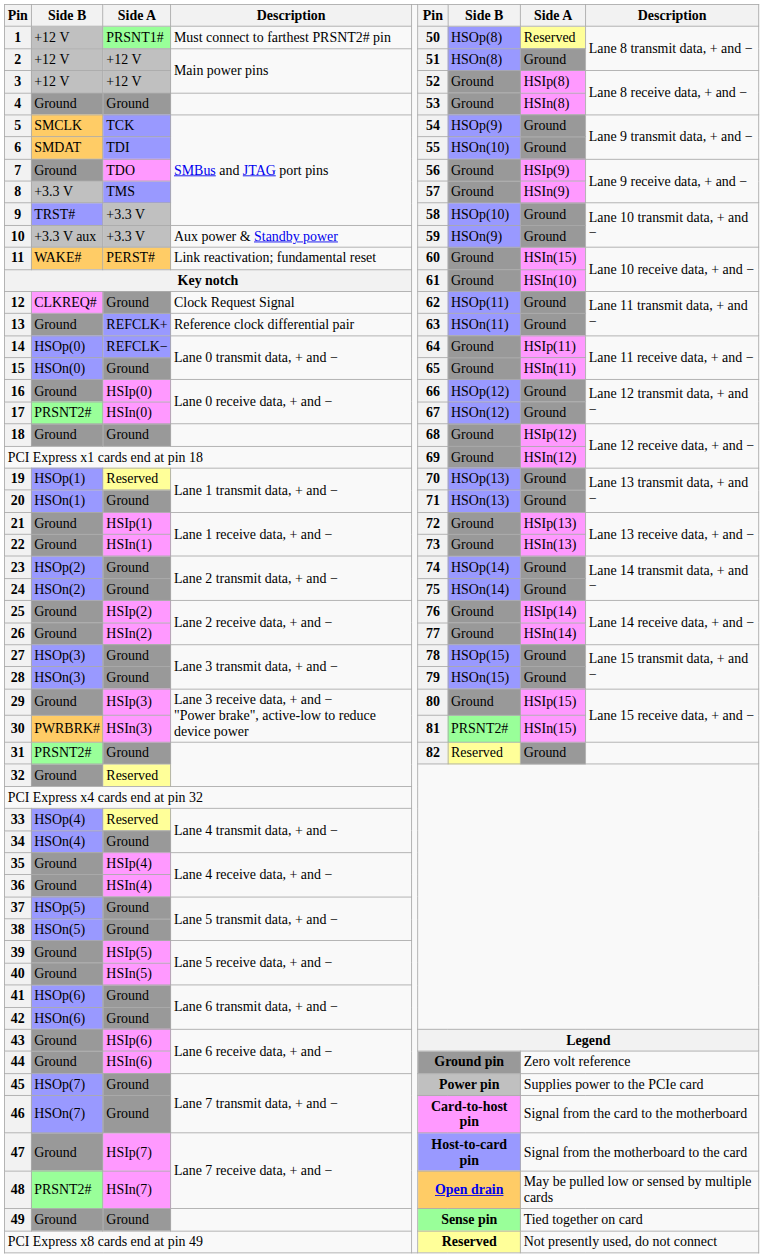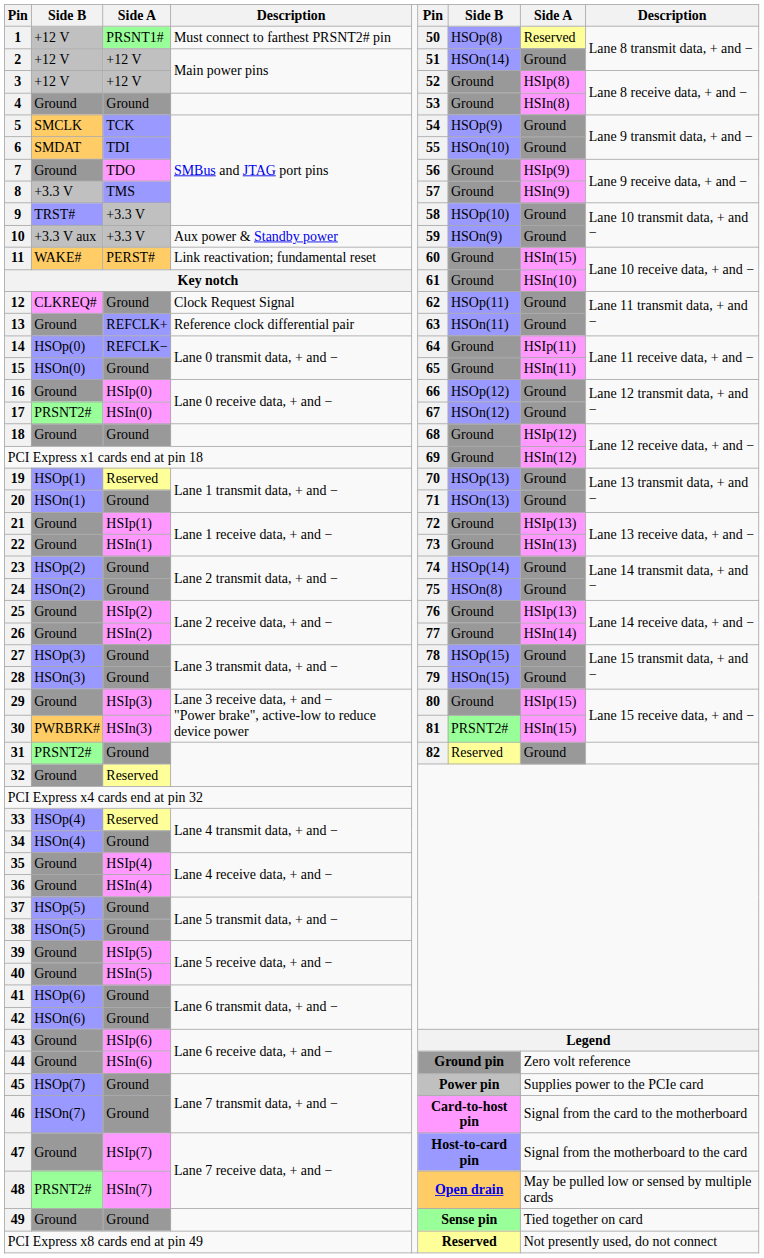(477, 59) HSOn(8) -> (480, 59) HSOn(14)
(480, 589) HSOn(14) -> (477, 589) HSOn(8)
(550, 611) HSIp(14) -> (550, 611) HSIp(13)
